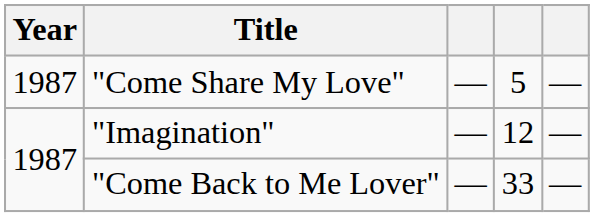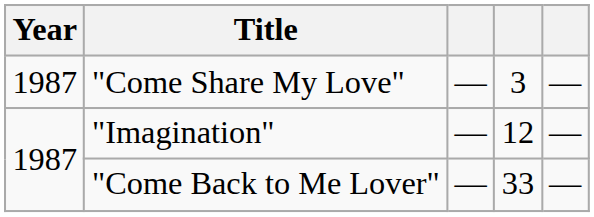(518, 81) 5 -> (518, 81) 3
